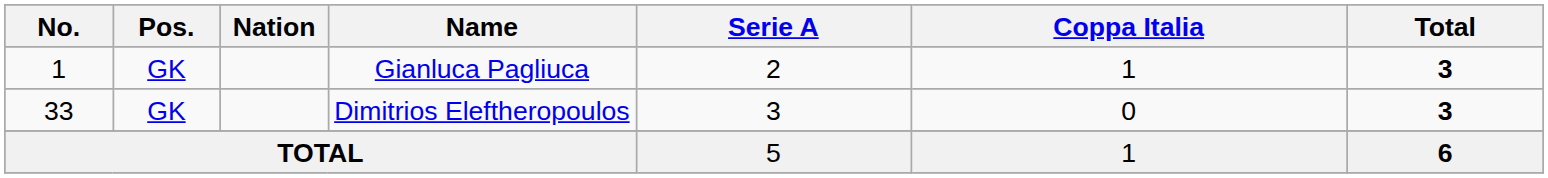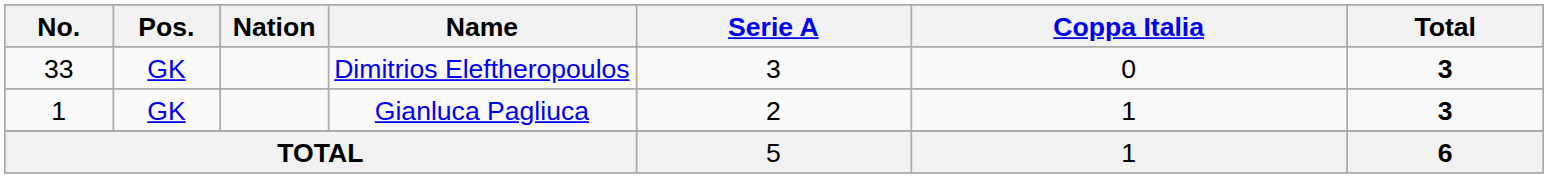rows swapped: (482, 110) <-> (482, 68)
